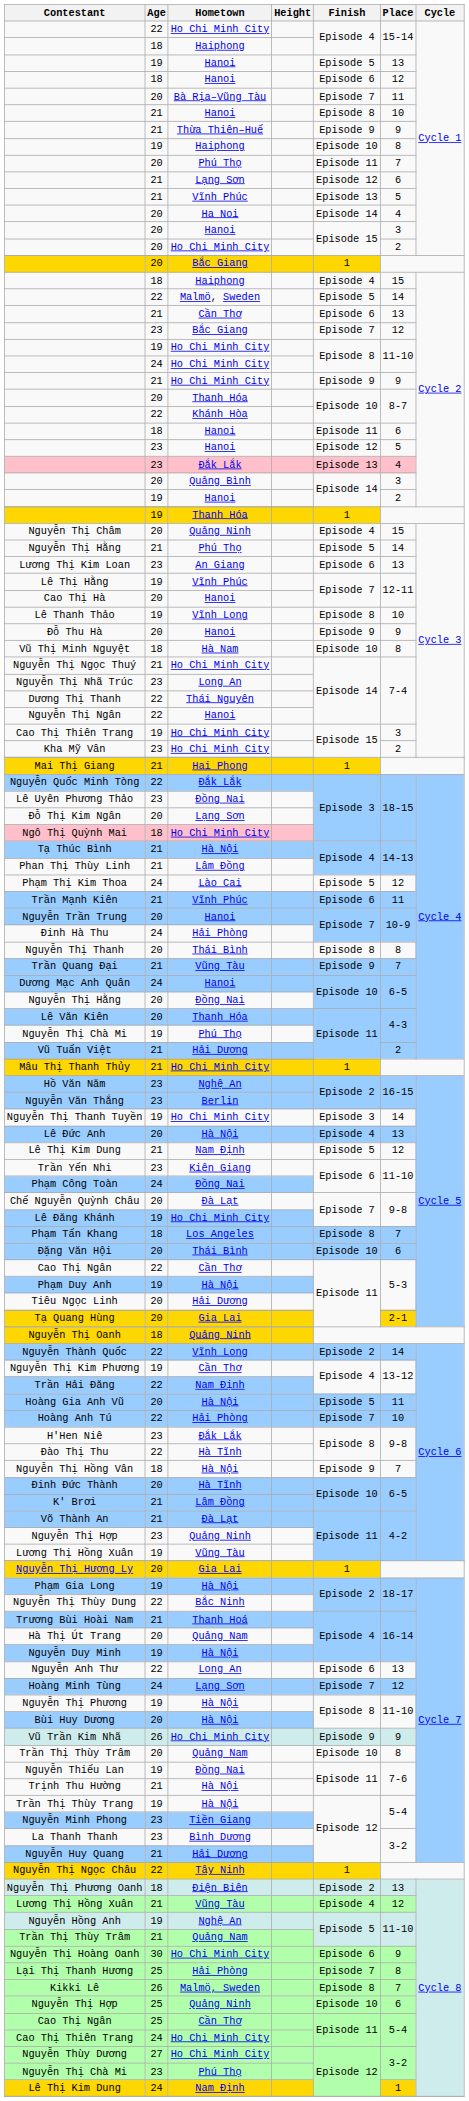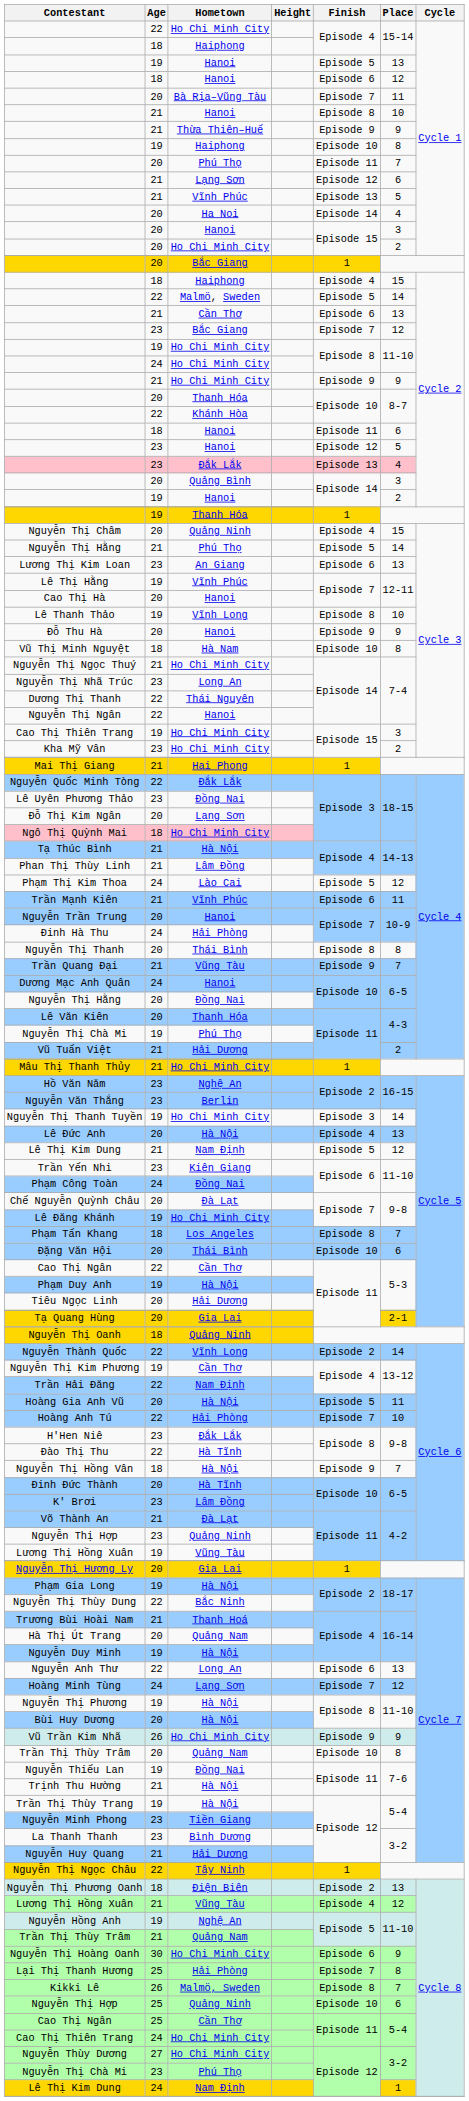(157, 1502) 21 -> (157, 1502) 23
